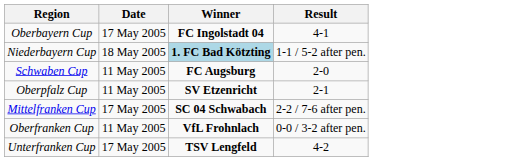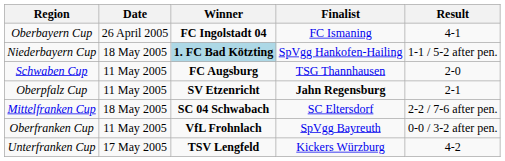+ column: (341, 14)
(134, 33) 17 May 2005 -> (135, 33) 26 April 2005
(134, 109) 17 May 2005 -> (135, 109) 18 May 2005
